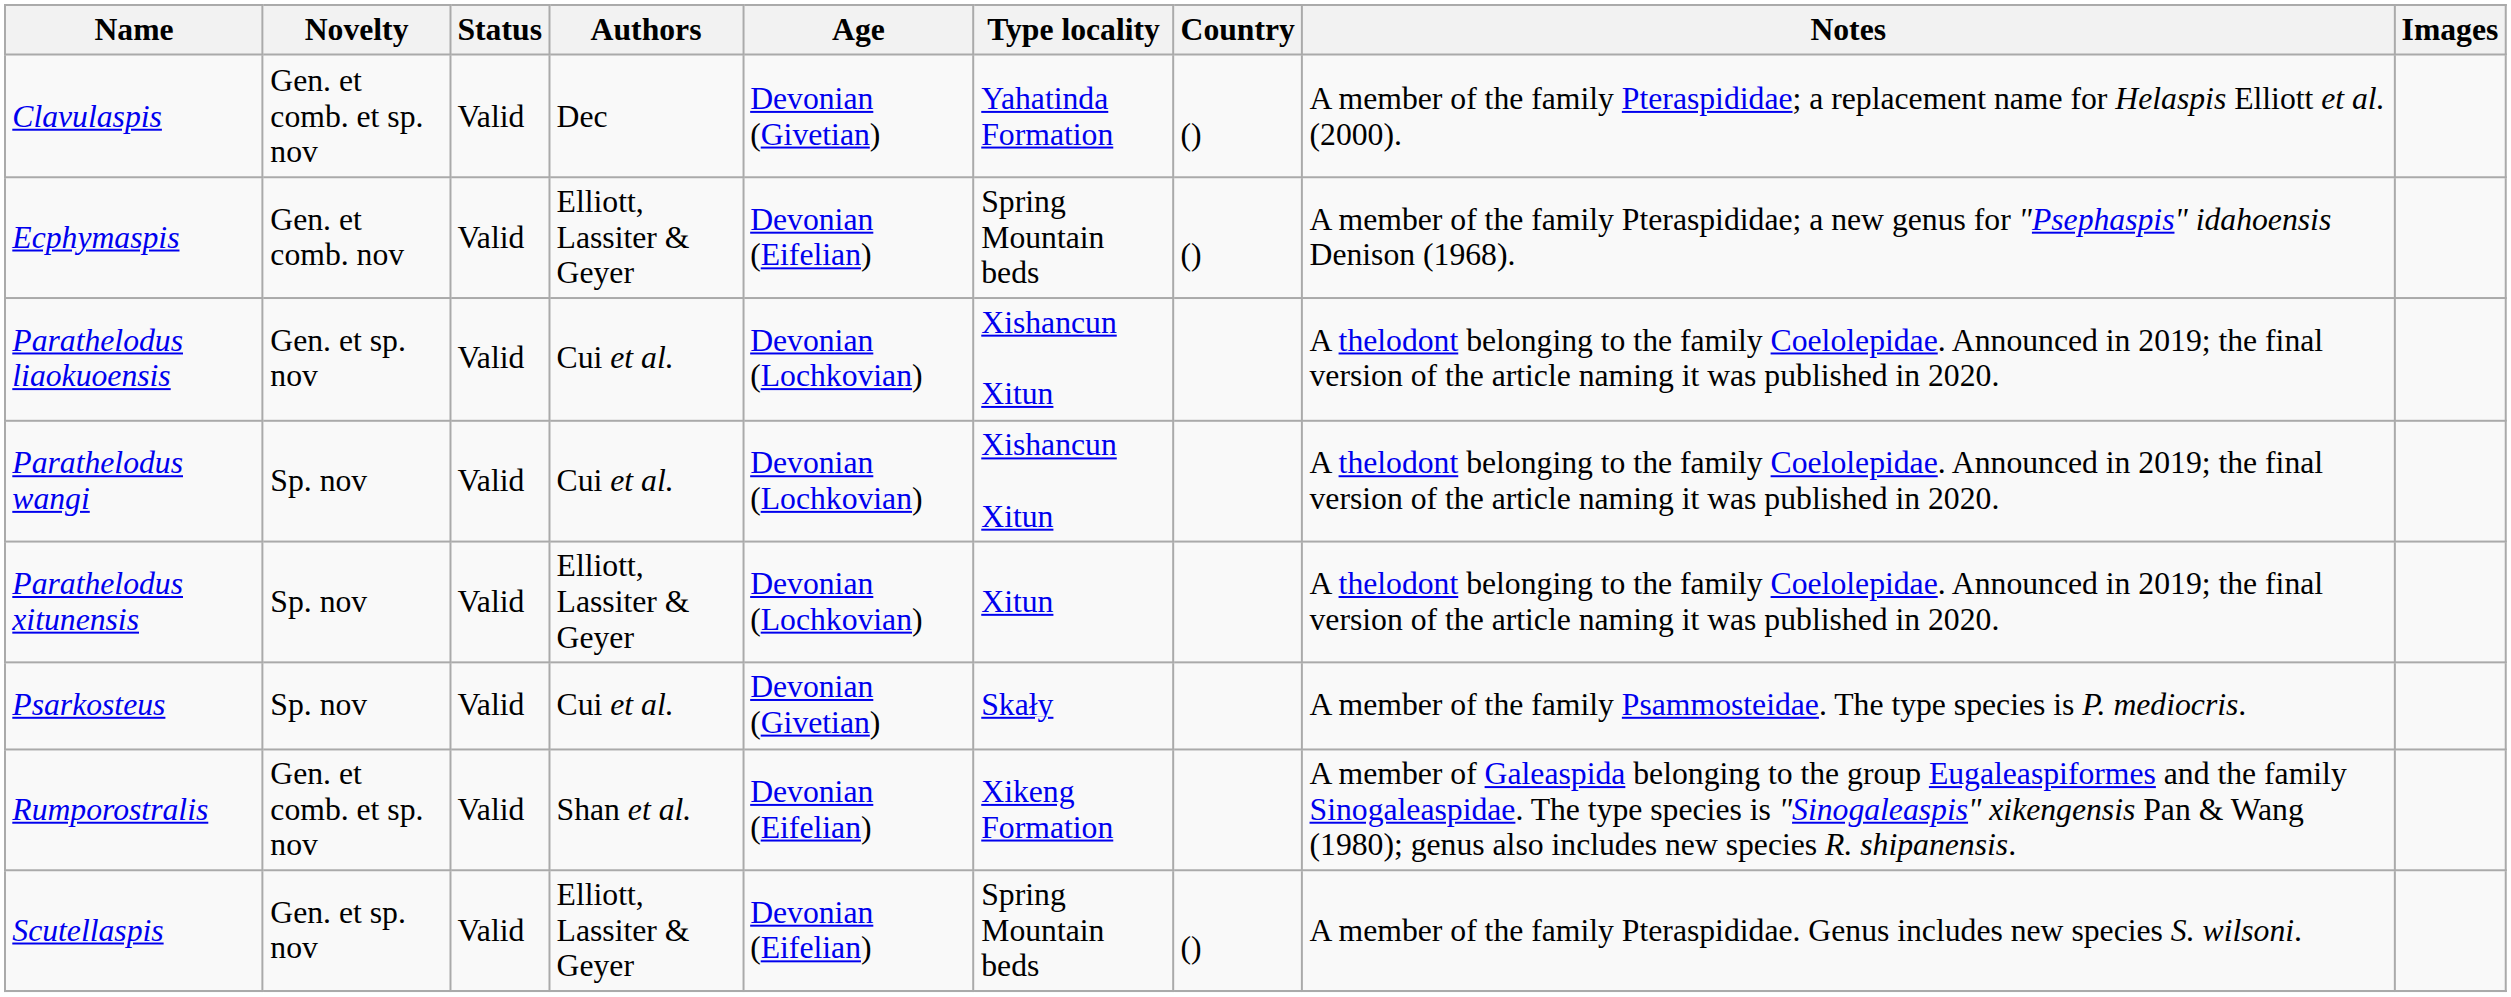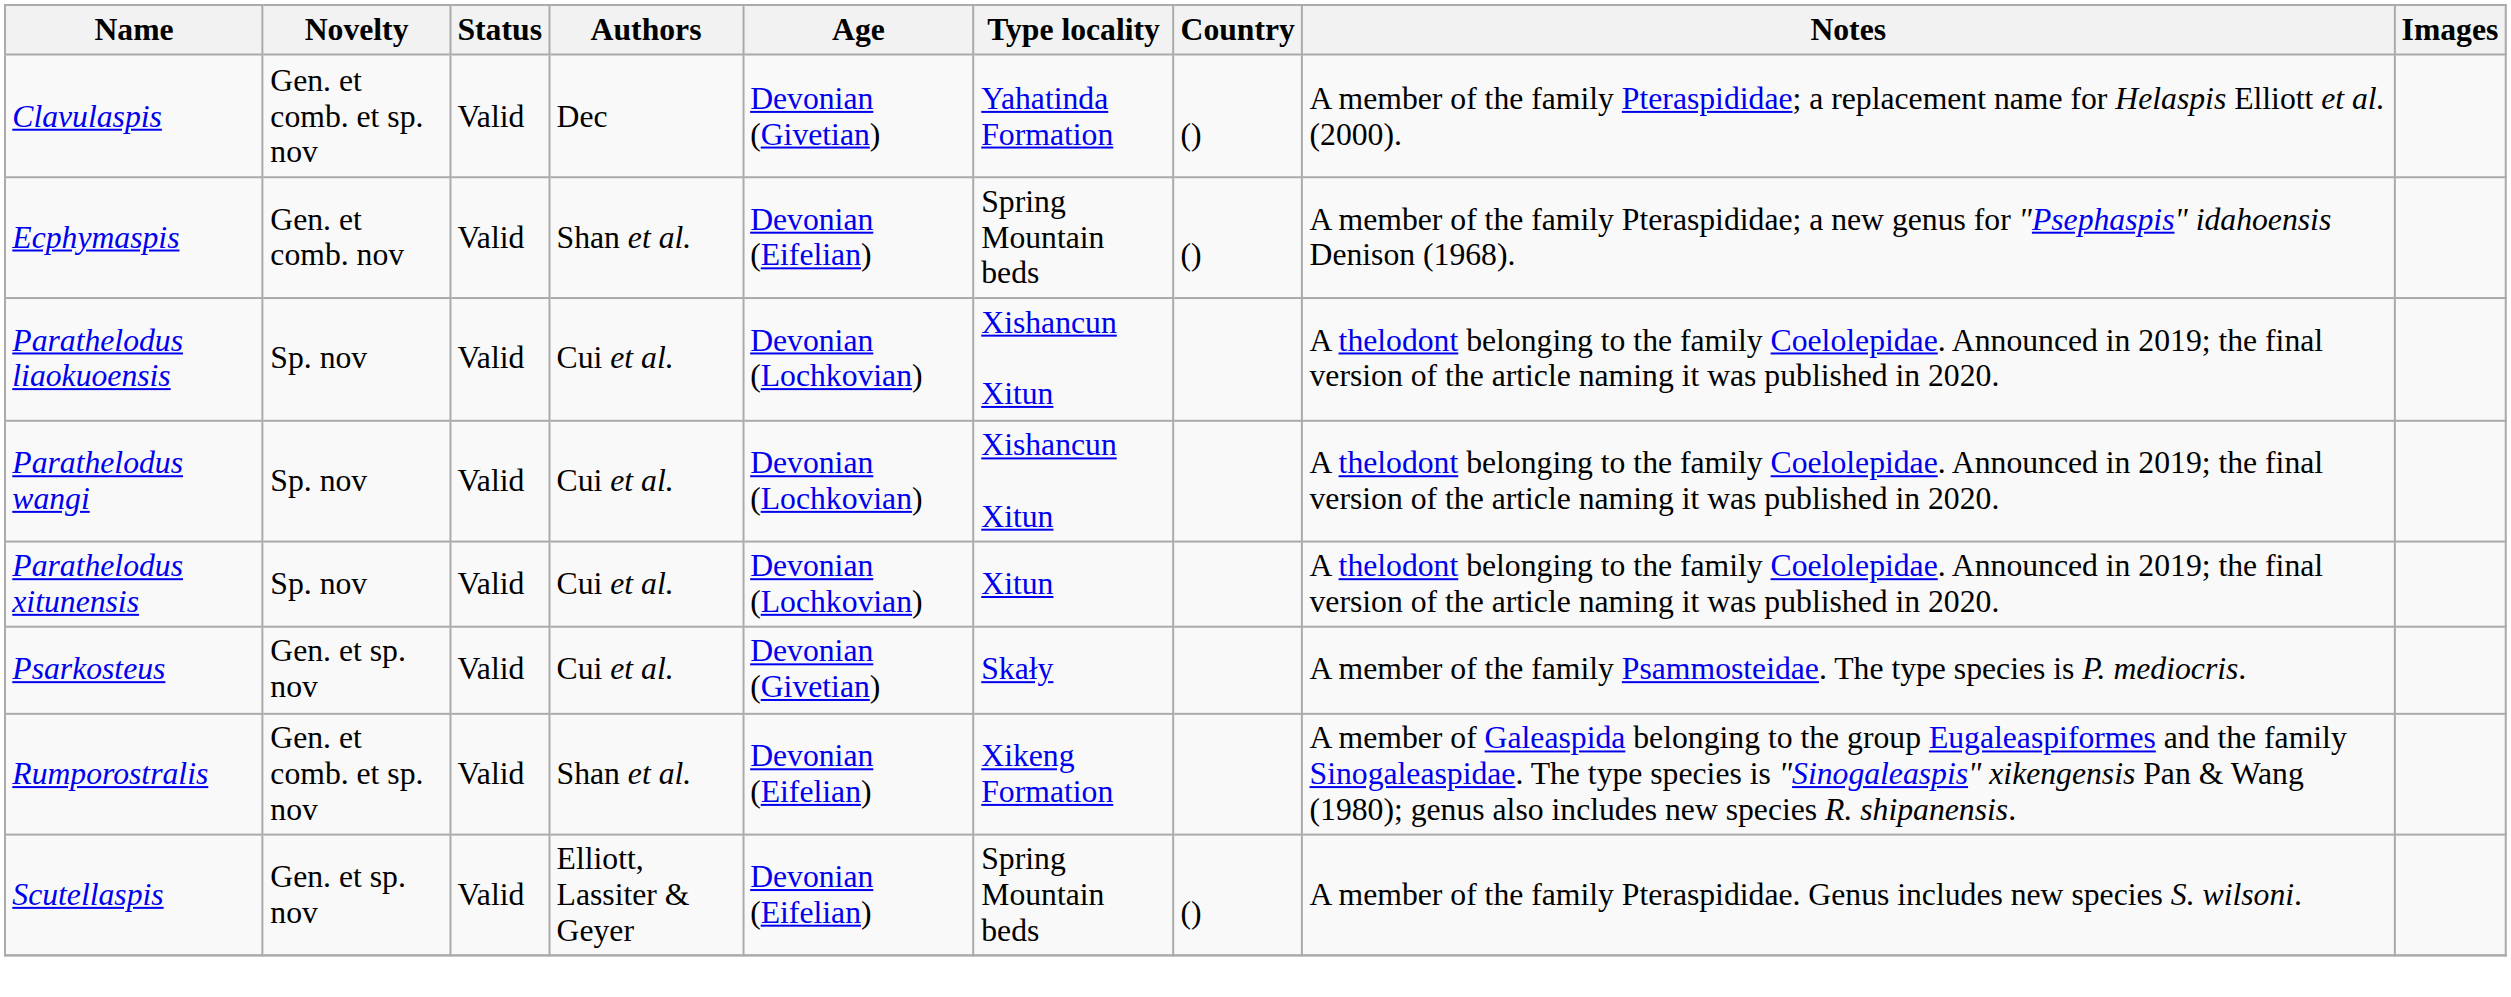(623, 237) Elliott, Lassiter & Geyer -> (624, 237) Shan et al.
(338, 358) Gen. et sp. nov -> (319, 358) Sp. nov
(623, 601) Elliott, Lassiter & Geyer -> (615, 583) Cui et al.
(319, 705) Sp. nov -> (338, 669) Gen. et sp. nov
